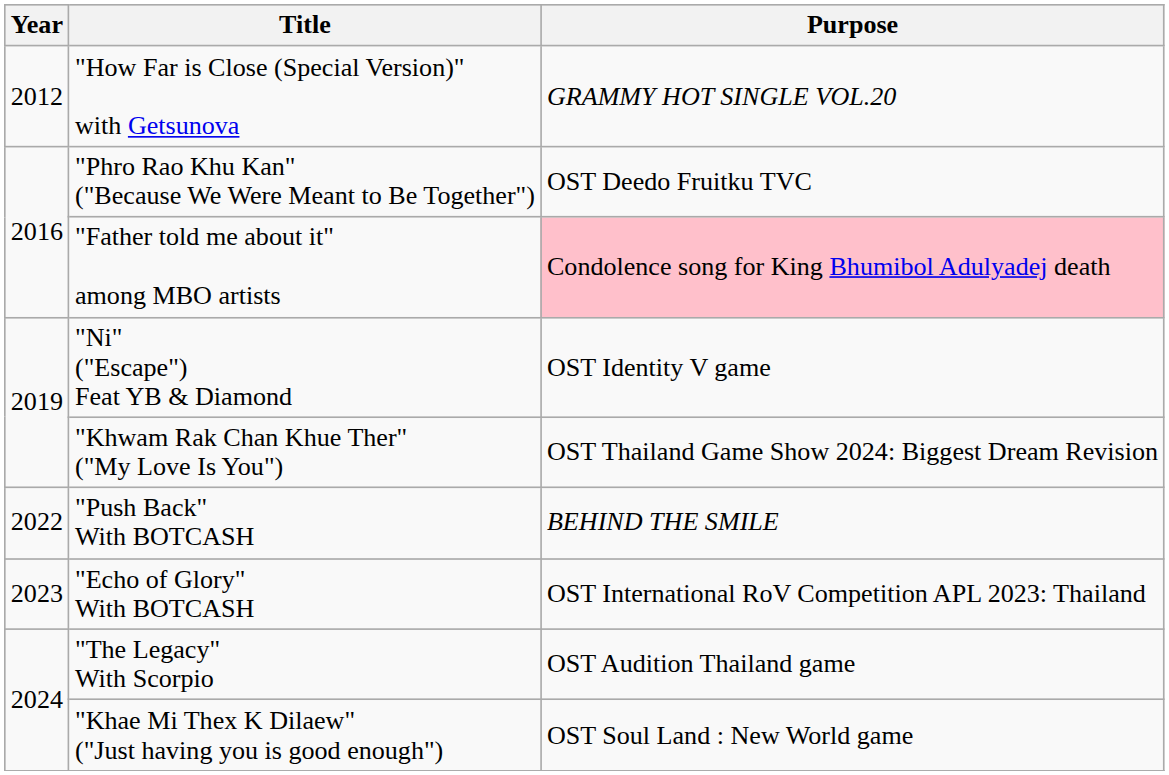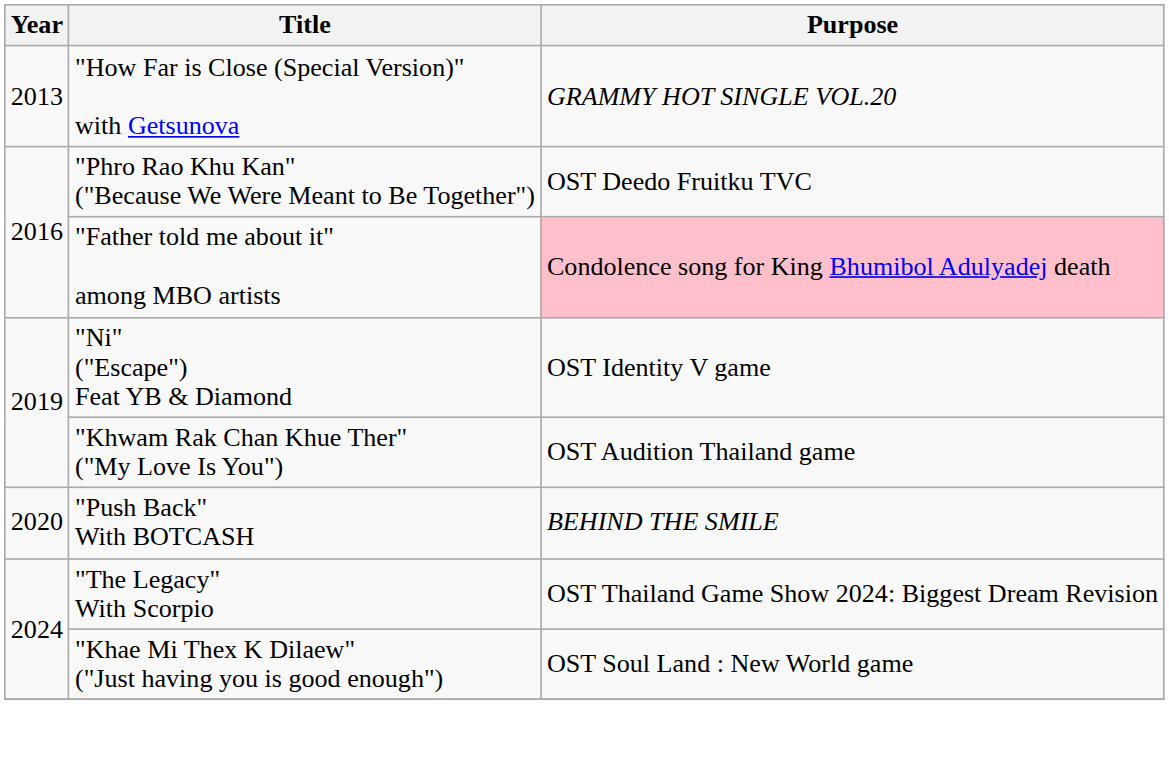(37, 95) 2012 -> (37, 95) 2013
(853, 452) OST Thailand Game Show 2024: Biggest Dream Revision -> (701, 452) OST Audition Thailand game
(37, 522) 2022 -> (37, 522) 2020
- row: (165, 593)
(701, 664) OST Audition Thailand game -> (853, 593) OST Thailand Game Show 2024: Biggest Dream Revision
